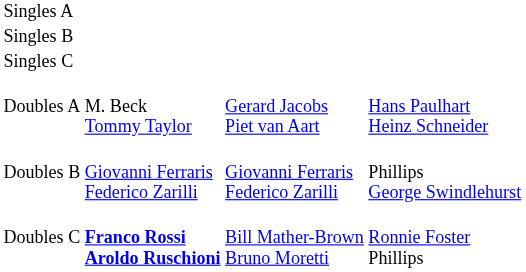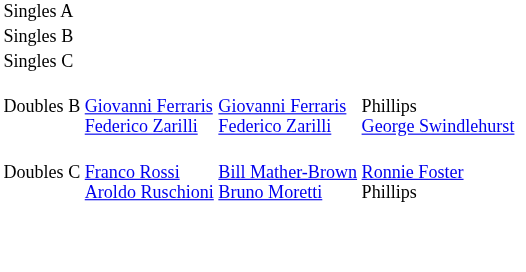- row: (42, 106)
(153, 247) bold -> (149, 182) normal
